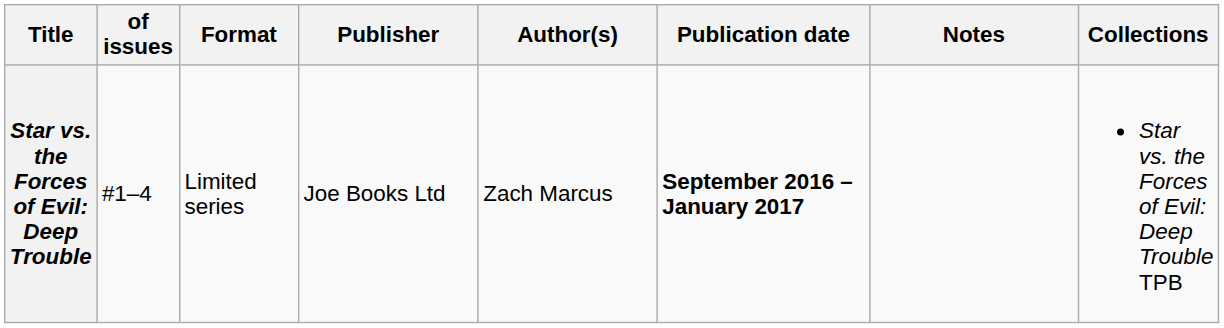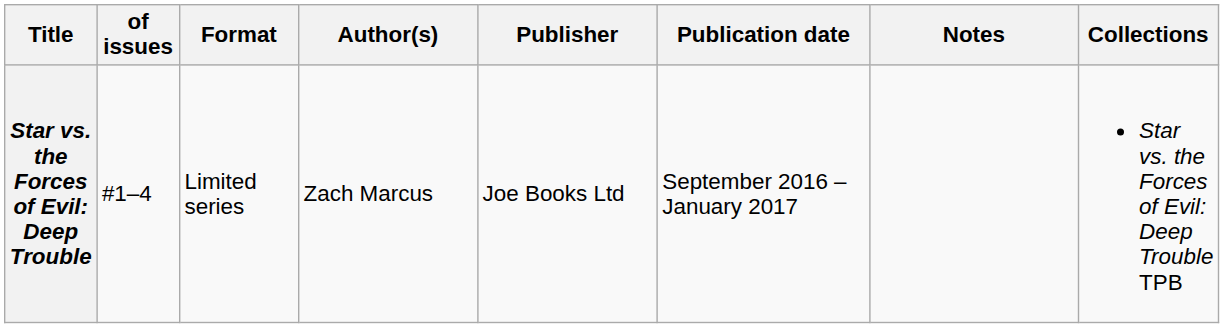columns swapped: (568, 34) <-> (388, 34)
(758, 193) bold -> (754, 193) normal
